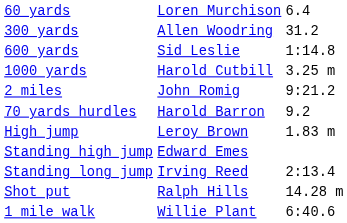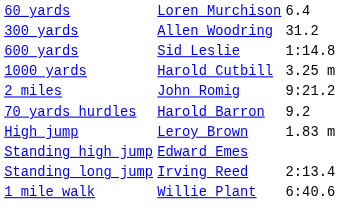- row: (37, 192)
